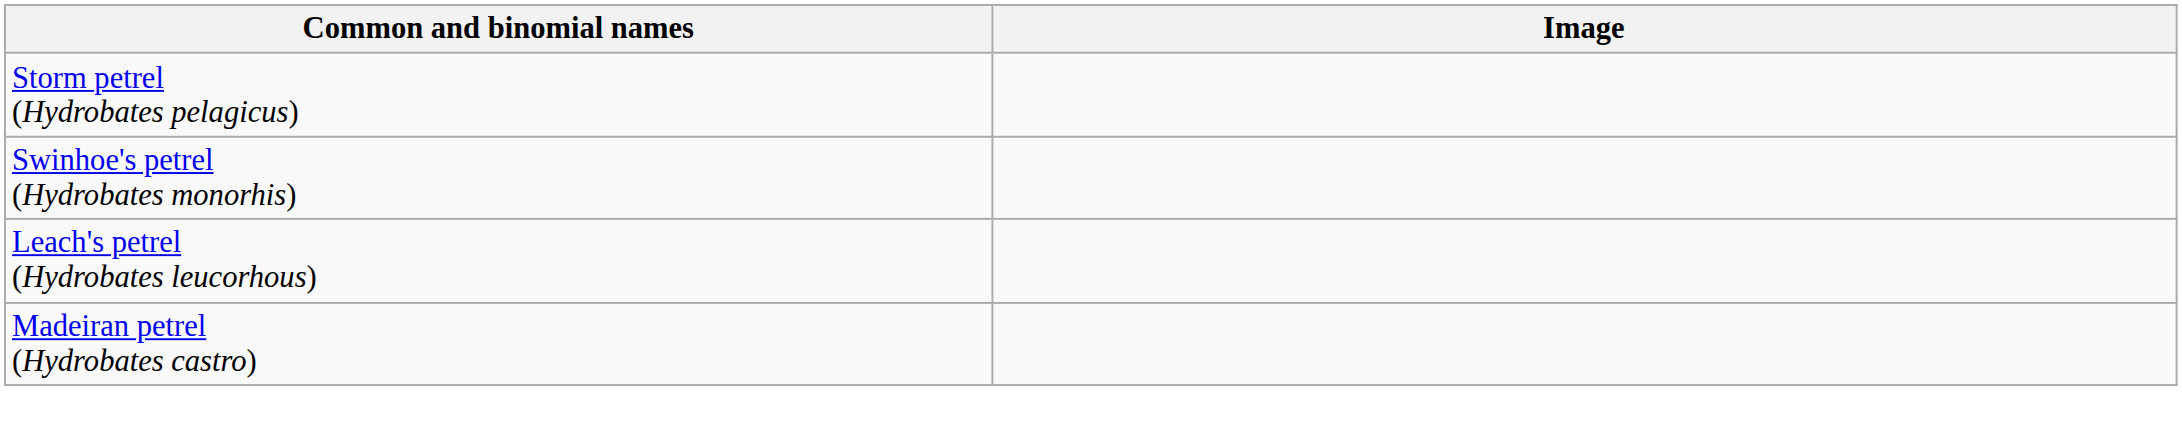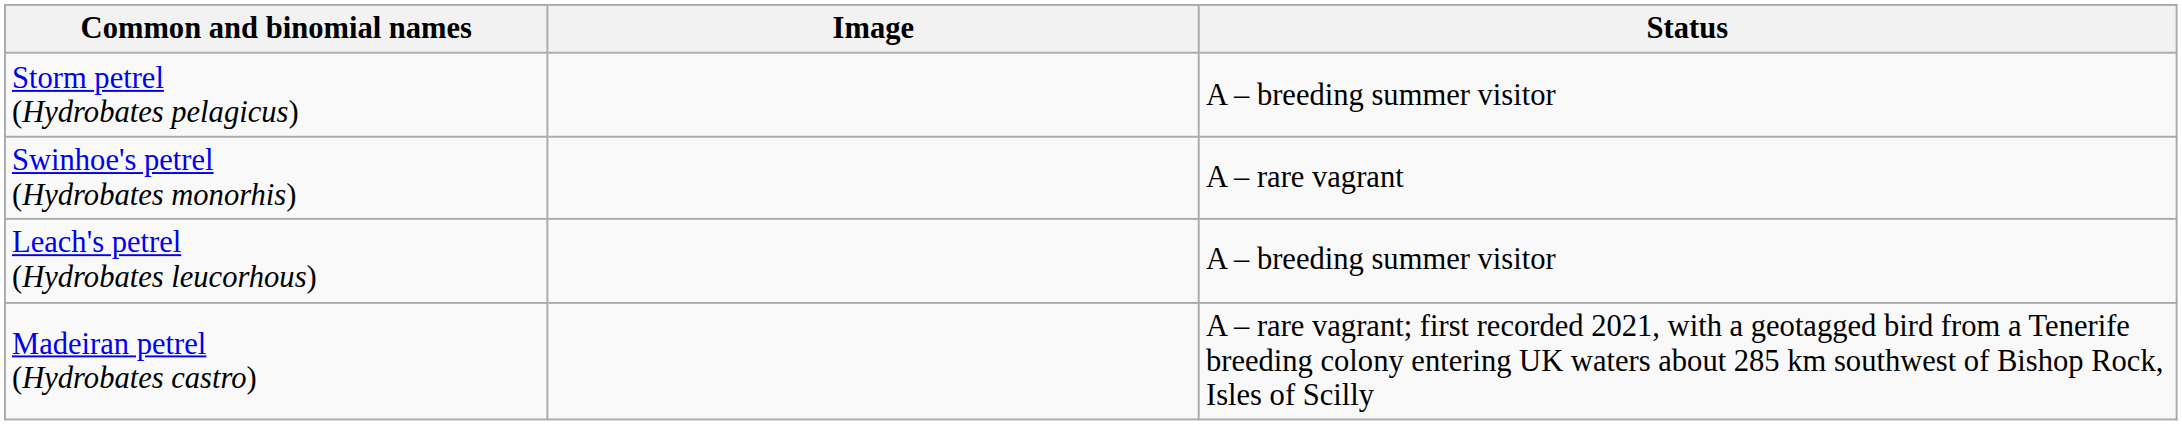+ column: (1687, 28)
